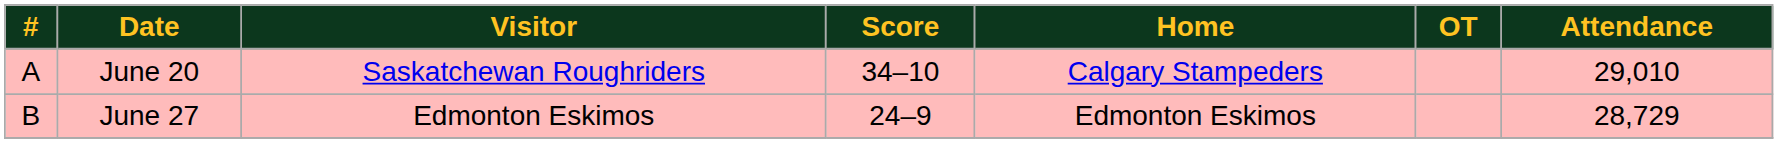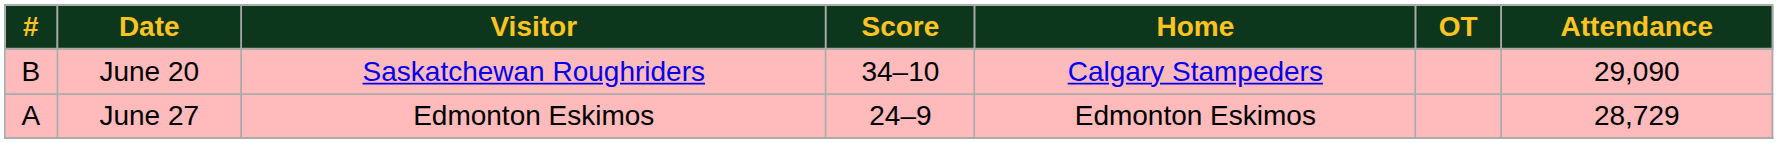(31, 71) A -> (31, 71) B
(1637, 71) 29,010 -> (1637, 71) 29,090
(31, 115) B -> (31, 115) A
